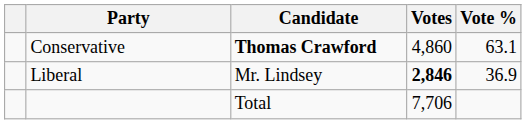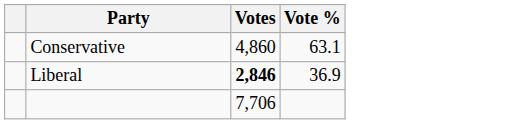- column: (319, 18)
